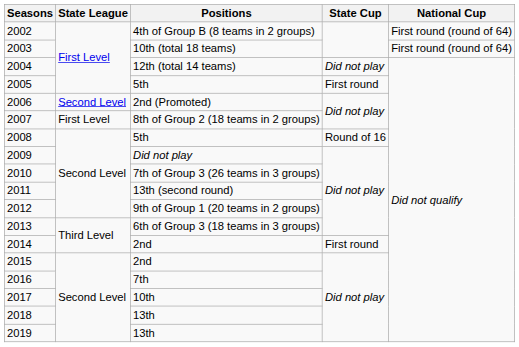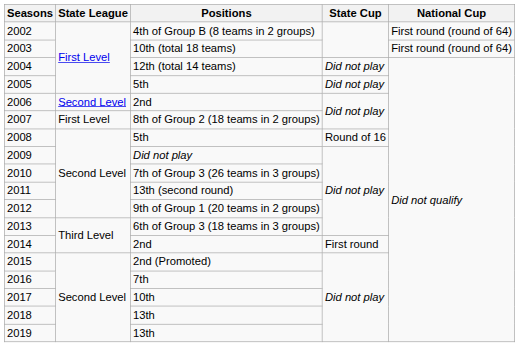(352, 84) First round -> (355, 84) Did not play
(172, 102) 2nd (Promoted) -> (142, 102) 2nd
(142, 262) 2nd -> (172, 262) 2nd (Promoted)
